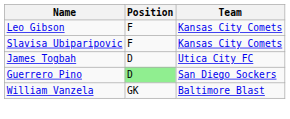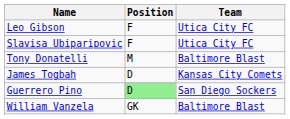(230, 28) Kansas City Comets -> (216, 28) Utica City FC
(230, 44) Kansas City Comets -> (216, 44) Utica City FC
+ row: (47, 59)
(216, 59) Utica City FC -> (230, 75) Kansas City Comets
